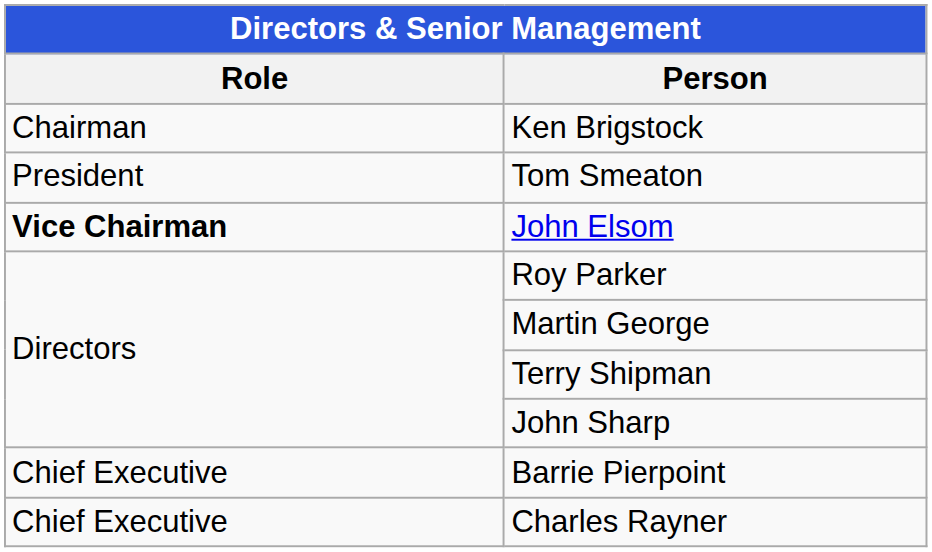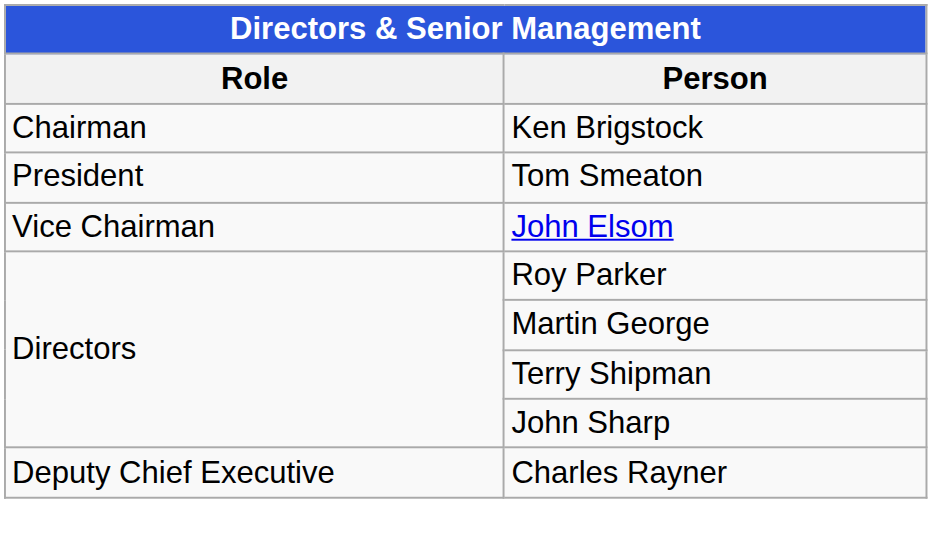(120, 226) bold -> (114, 226) normal
- row: (618, 472)
(120, 521) Chief Executive -> (173, 472) Deputy Chief Executive
